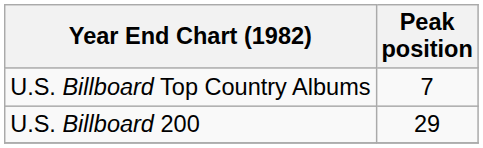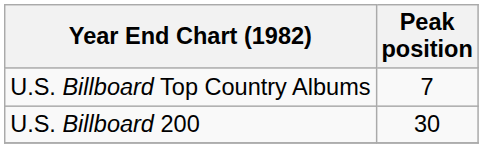(427, 124) 29 -> (427, 124) 30
